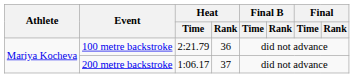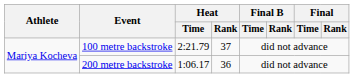(226, 47) 36 -> (226, 47) 37
(226, 64) 37 -> (226, 64) 36
